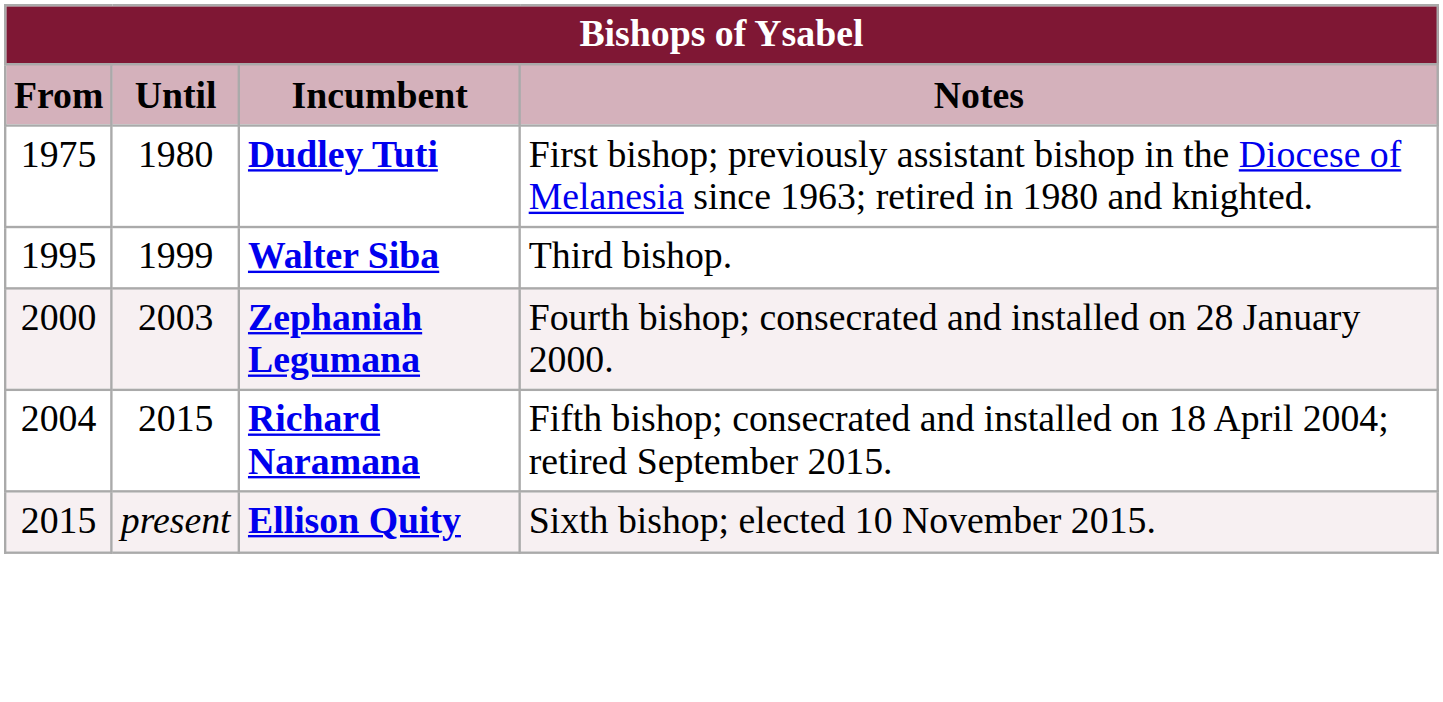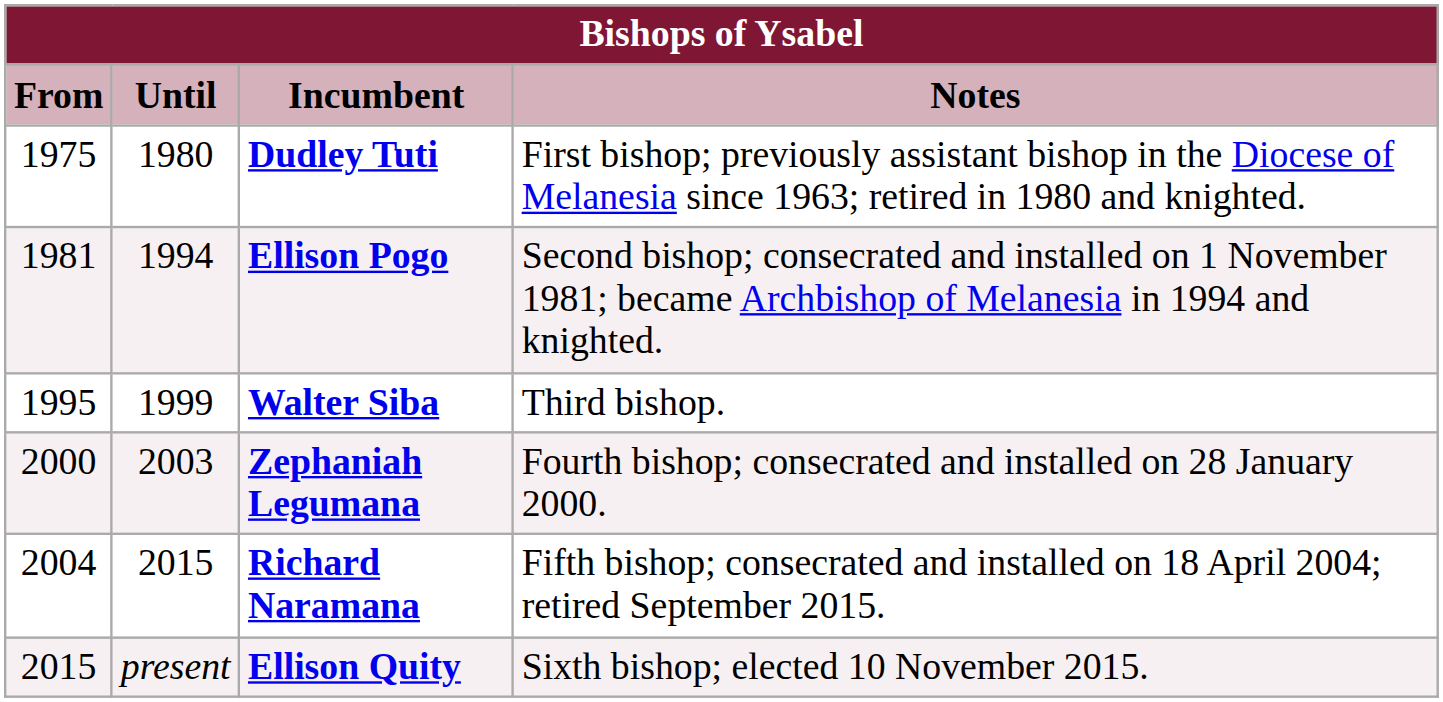+ row: (348, 256)
